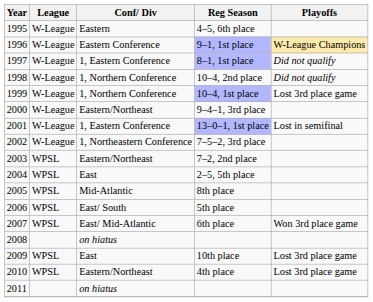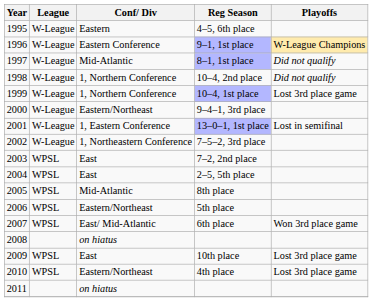(125, 61) 1, Eastern Conference -> (106, 61) Mid-Atlantic
(116, 158) Eastern/Northeast -> (88, 158) East
(103, 207) East/ South -> (116, 207) Eastern/Northeast
